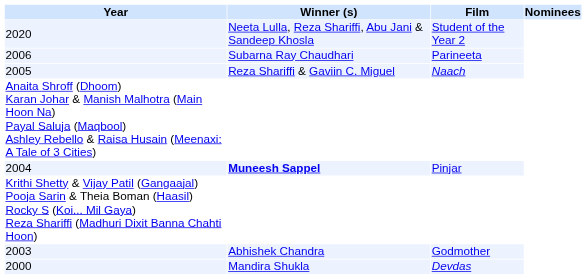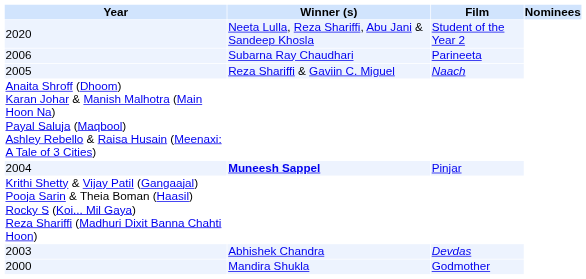(461, 251) Godmother -> (452, 251) Devdas
(452, 266) Devdas -> (461, 266) Godmother
